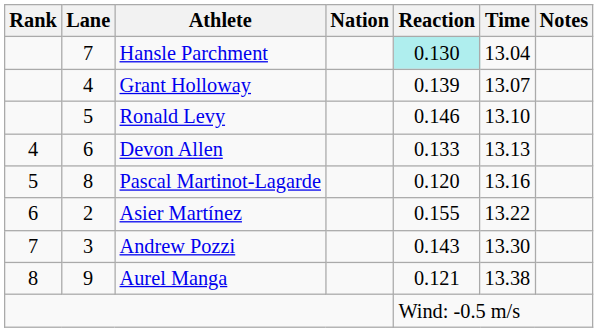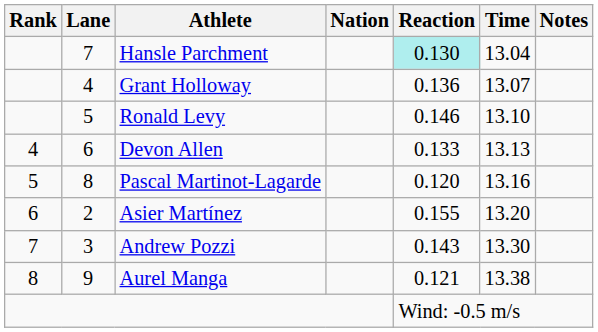(437, 85) 0.139 -> (437, 85) 0.136
(507, 213) 13.22 -> (507, 213) 13.20
